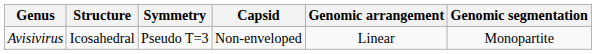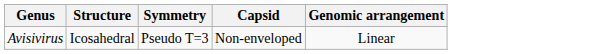- column: (519, 15)
